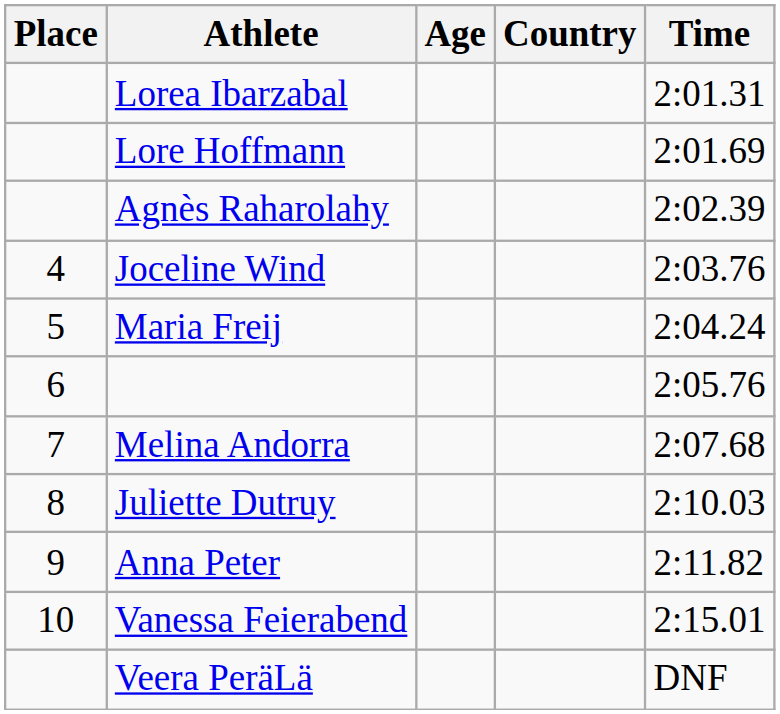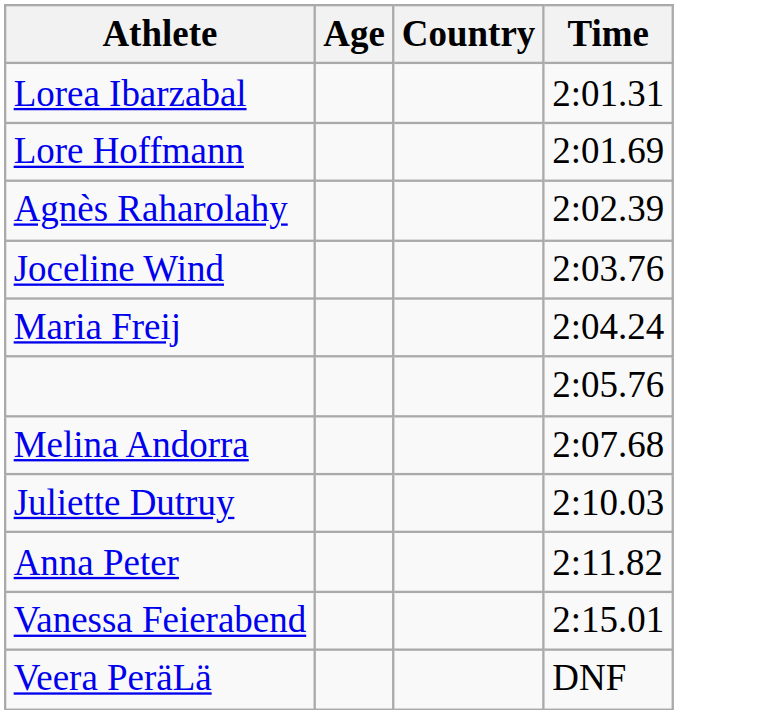- column: (56, 33)
